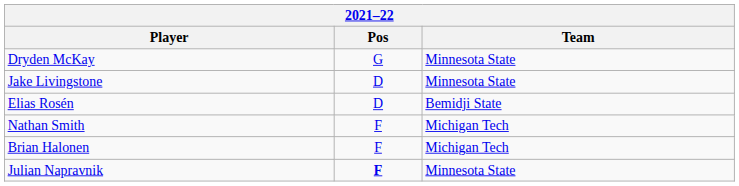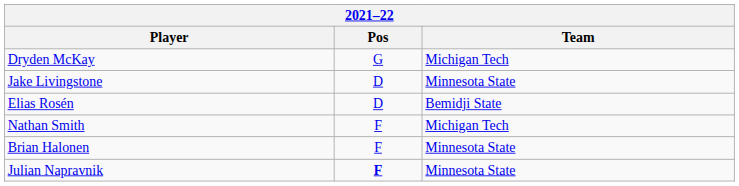(470, 59) Minnesota State -> (467, 59) Michigan Tech
(467, 147) Michigan Tech -> (470, 147) Minnesota State
